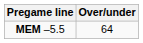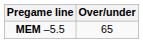(107, 30) 64 -> (107, 30) 65
